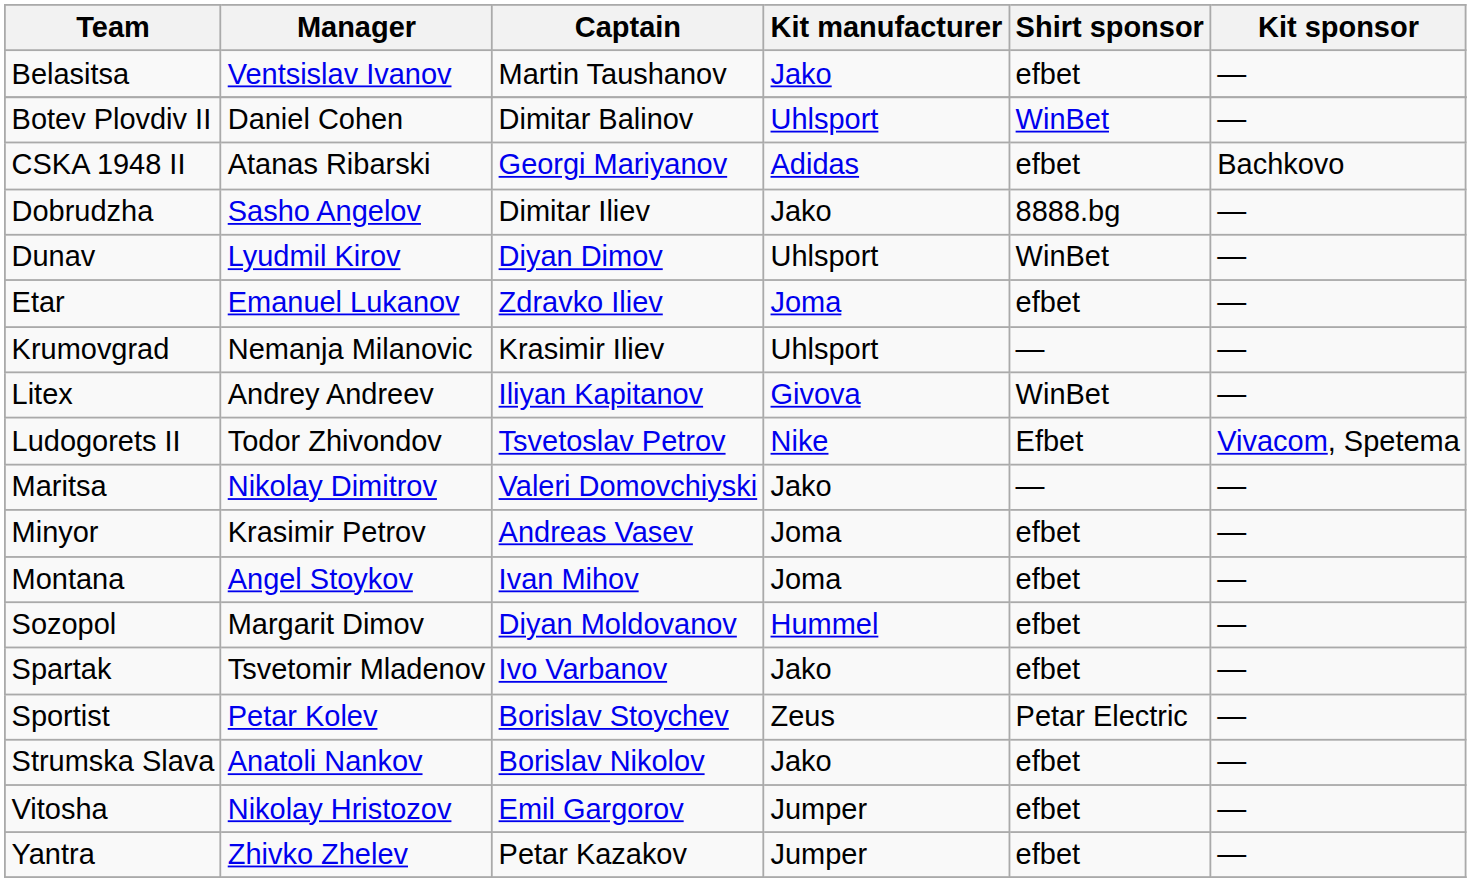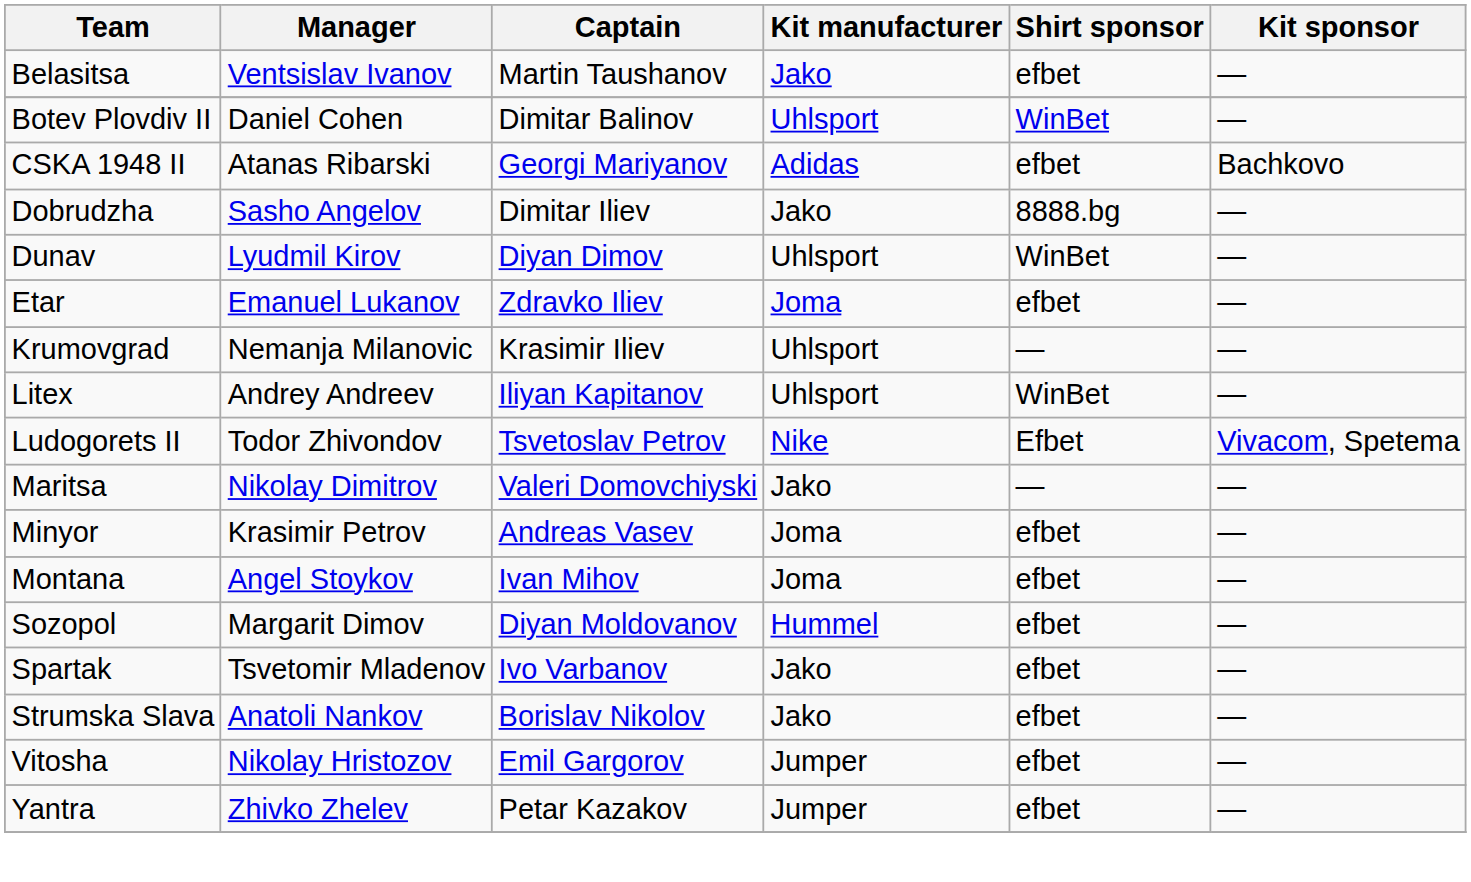(816, 394) Givova -> (824, 394) Uhlsport
- row: (61, 716)
